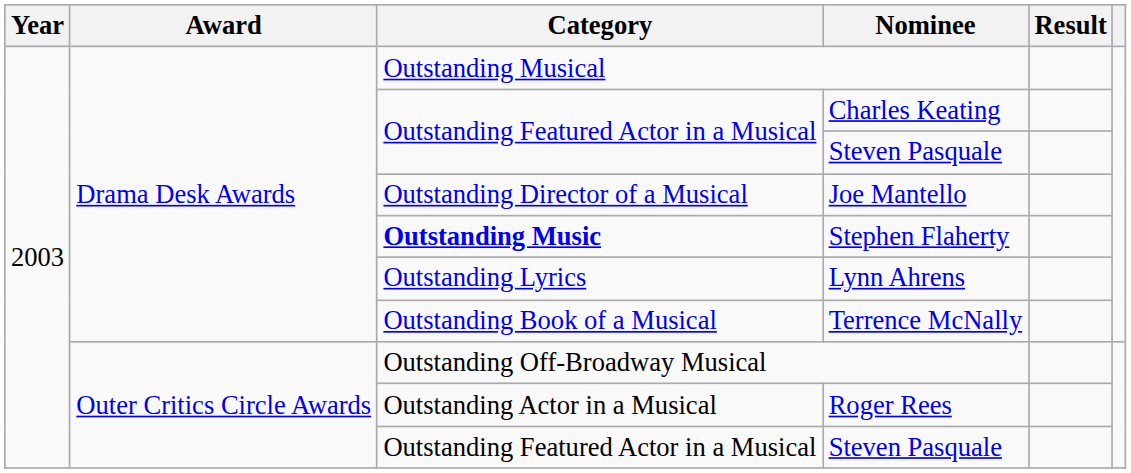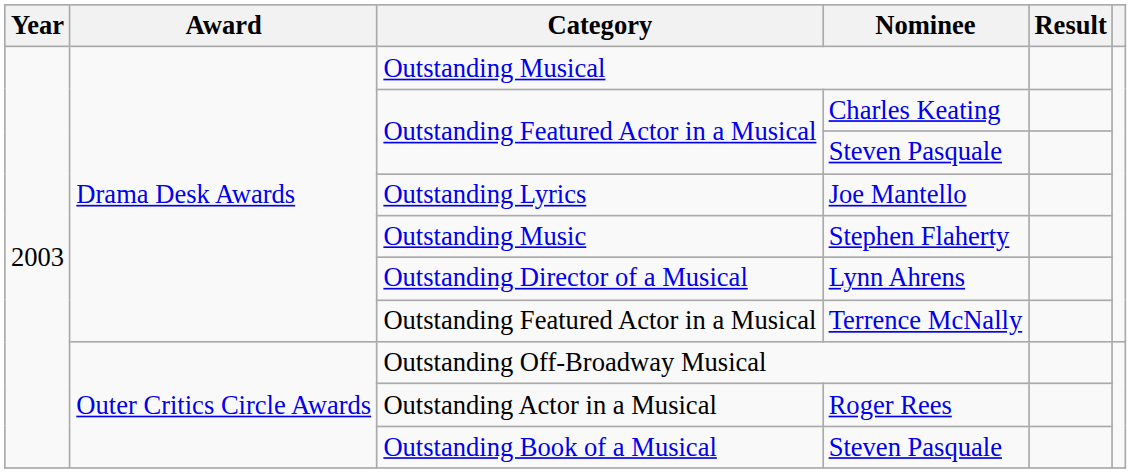(566, 194) Outstanding Director of a Musical -> (485, 194) Outstanding Lyrics
(492, 236) bold -> (485, 236) normal
(485, 278) Outstanding Lyrics -> (566, 278) Outstanding Director of a Musical
(550, 320) Outstanding Book of a Musical -> (600, 320) Outstanding Featured Actor in a Musical
(600, 446) Outstanding Featured Actor in a Musical -> (550, 446) Outstanding Book of a Musical
